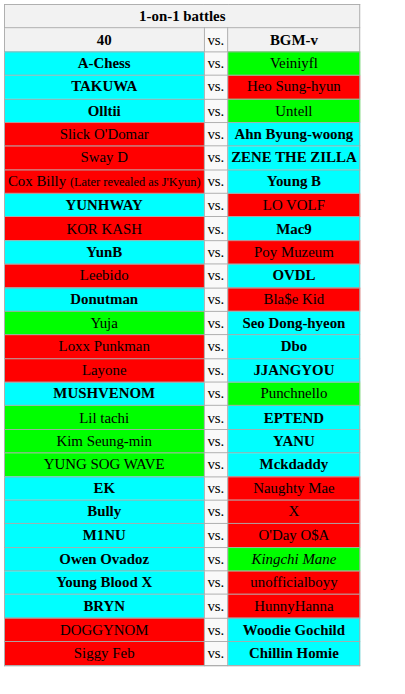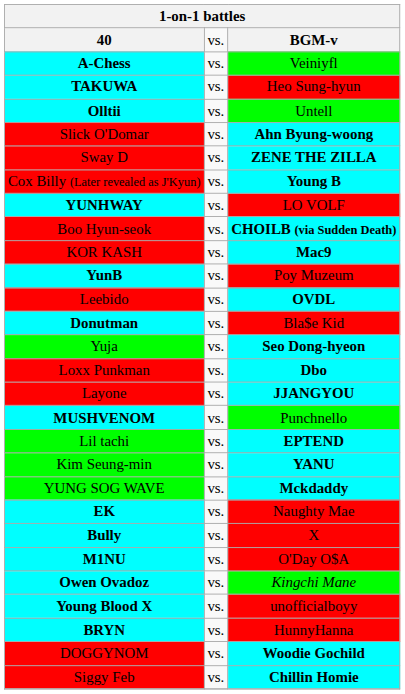+ row: (104, 228)
